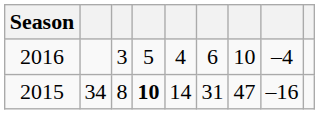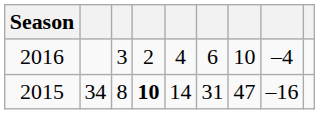(148, 56) 5 -> (148, 56) 2
